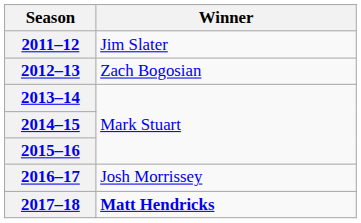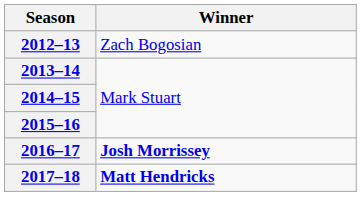- row: (50, 44)
(151, 177) normal -> (155, 151) bold
